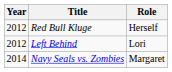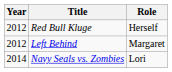(137, 43) Lori -> (147, 43) Margaret
(147, 59) Margaret -> (137, 59) Lori
